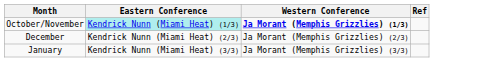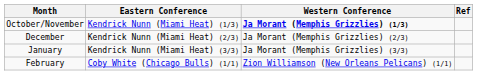(163, 24) paleturquoise background -> (163, 24) no background
+ row: (45, 63)
